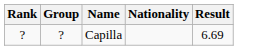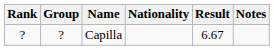+ column: (251, 14)
(212, 34) 6.69 -> (212, 34) 6.67
